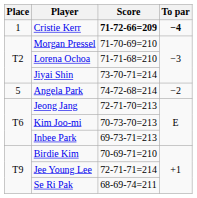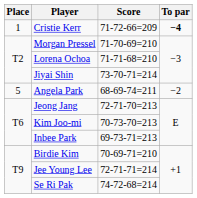(129, 28) bold -> (129, 28) normal
(129, 91) 74-72-68=214 -> (128, 91) 68-69-74=211
(128, 185) 68-69-74=211 -> (129, 185) 74-72-68=214
